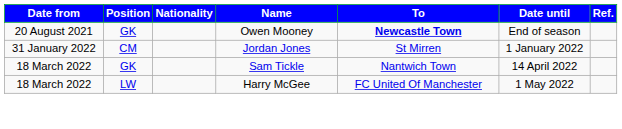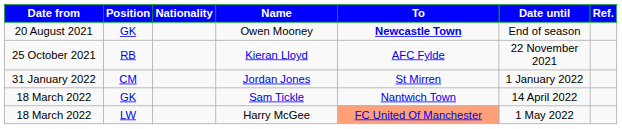+ row: (277, 55)
(418, 85) no background -> (418, 115) lightsalmon background
